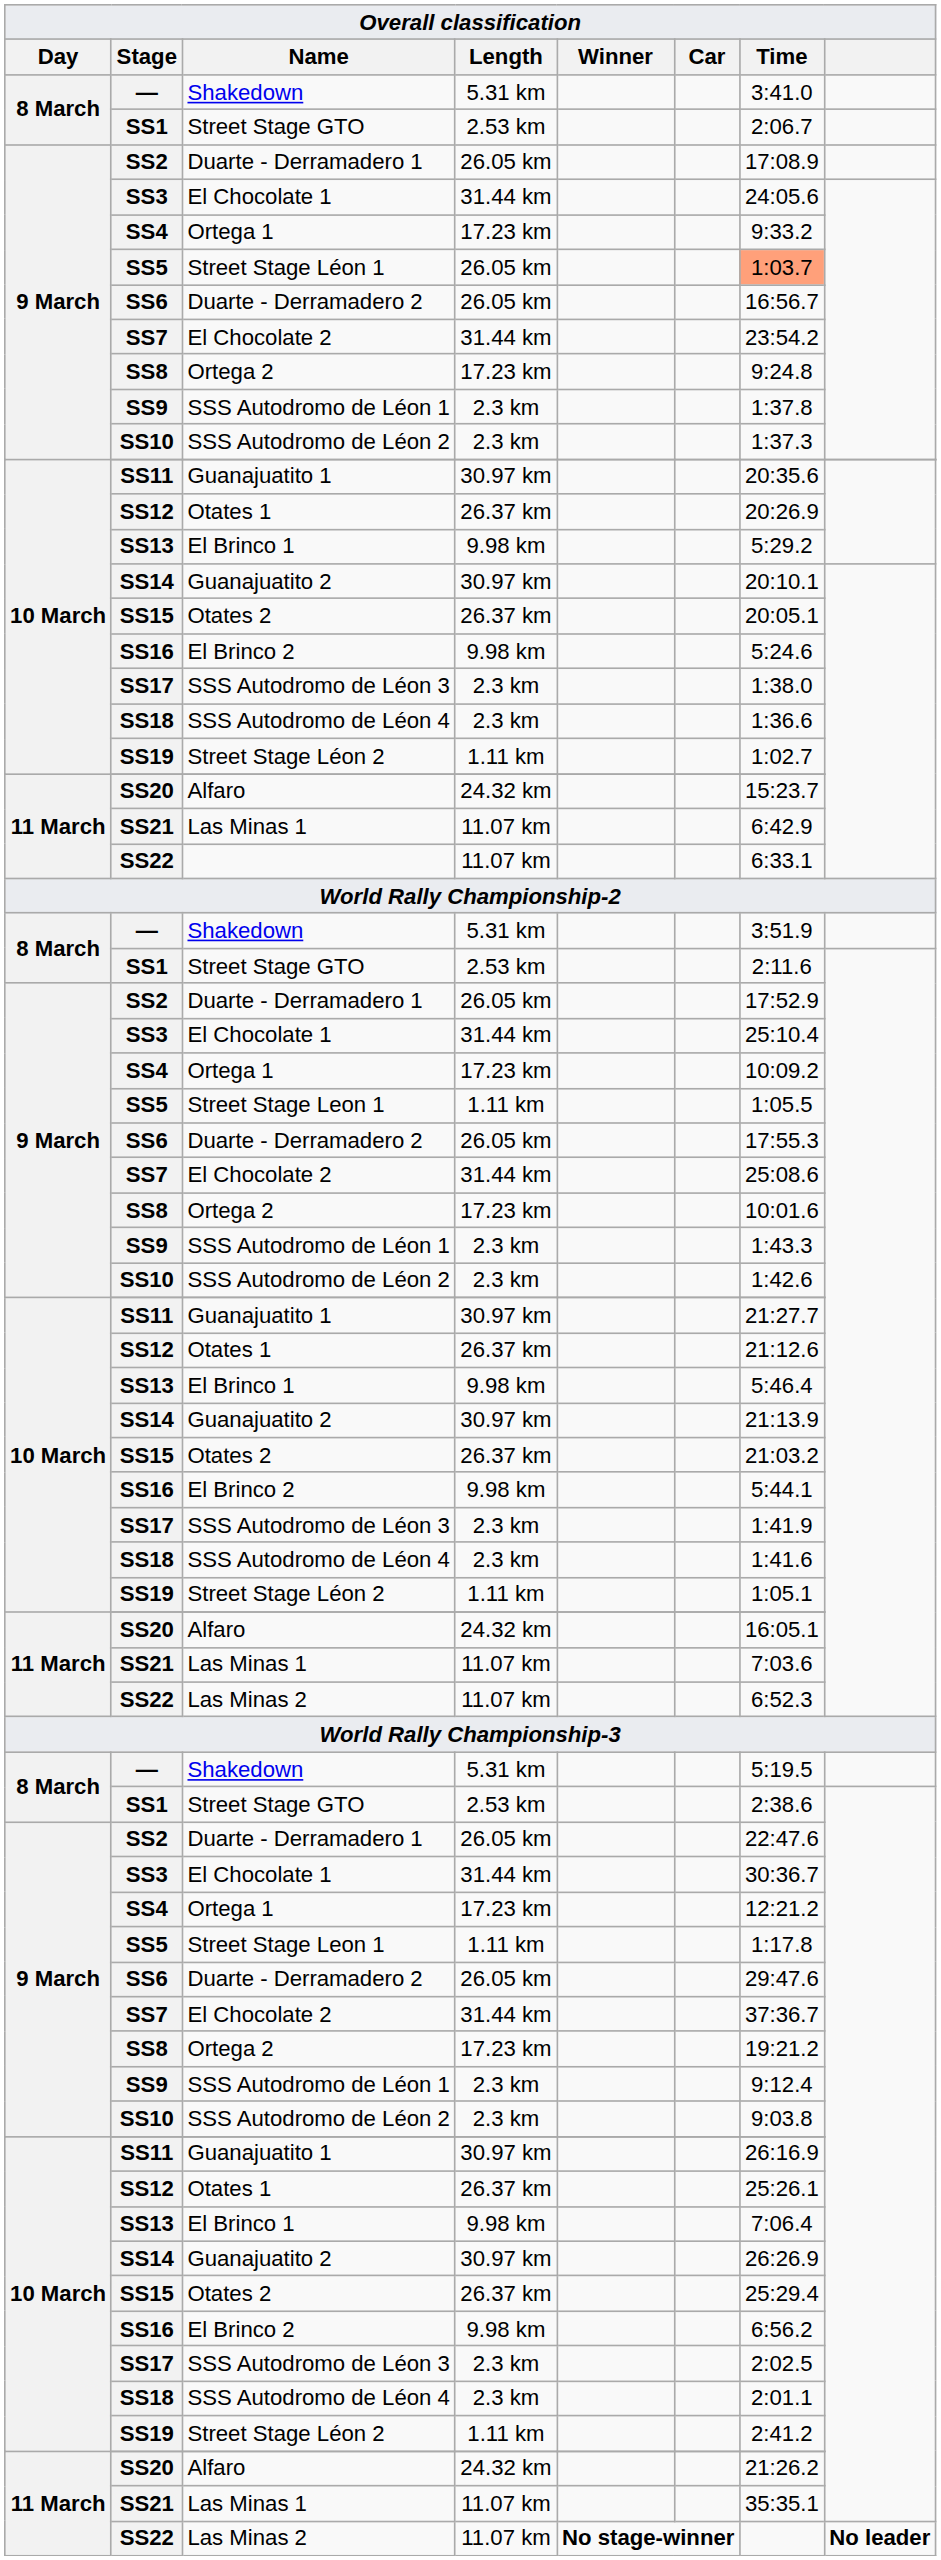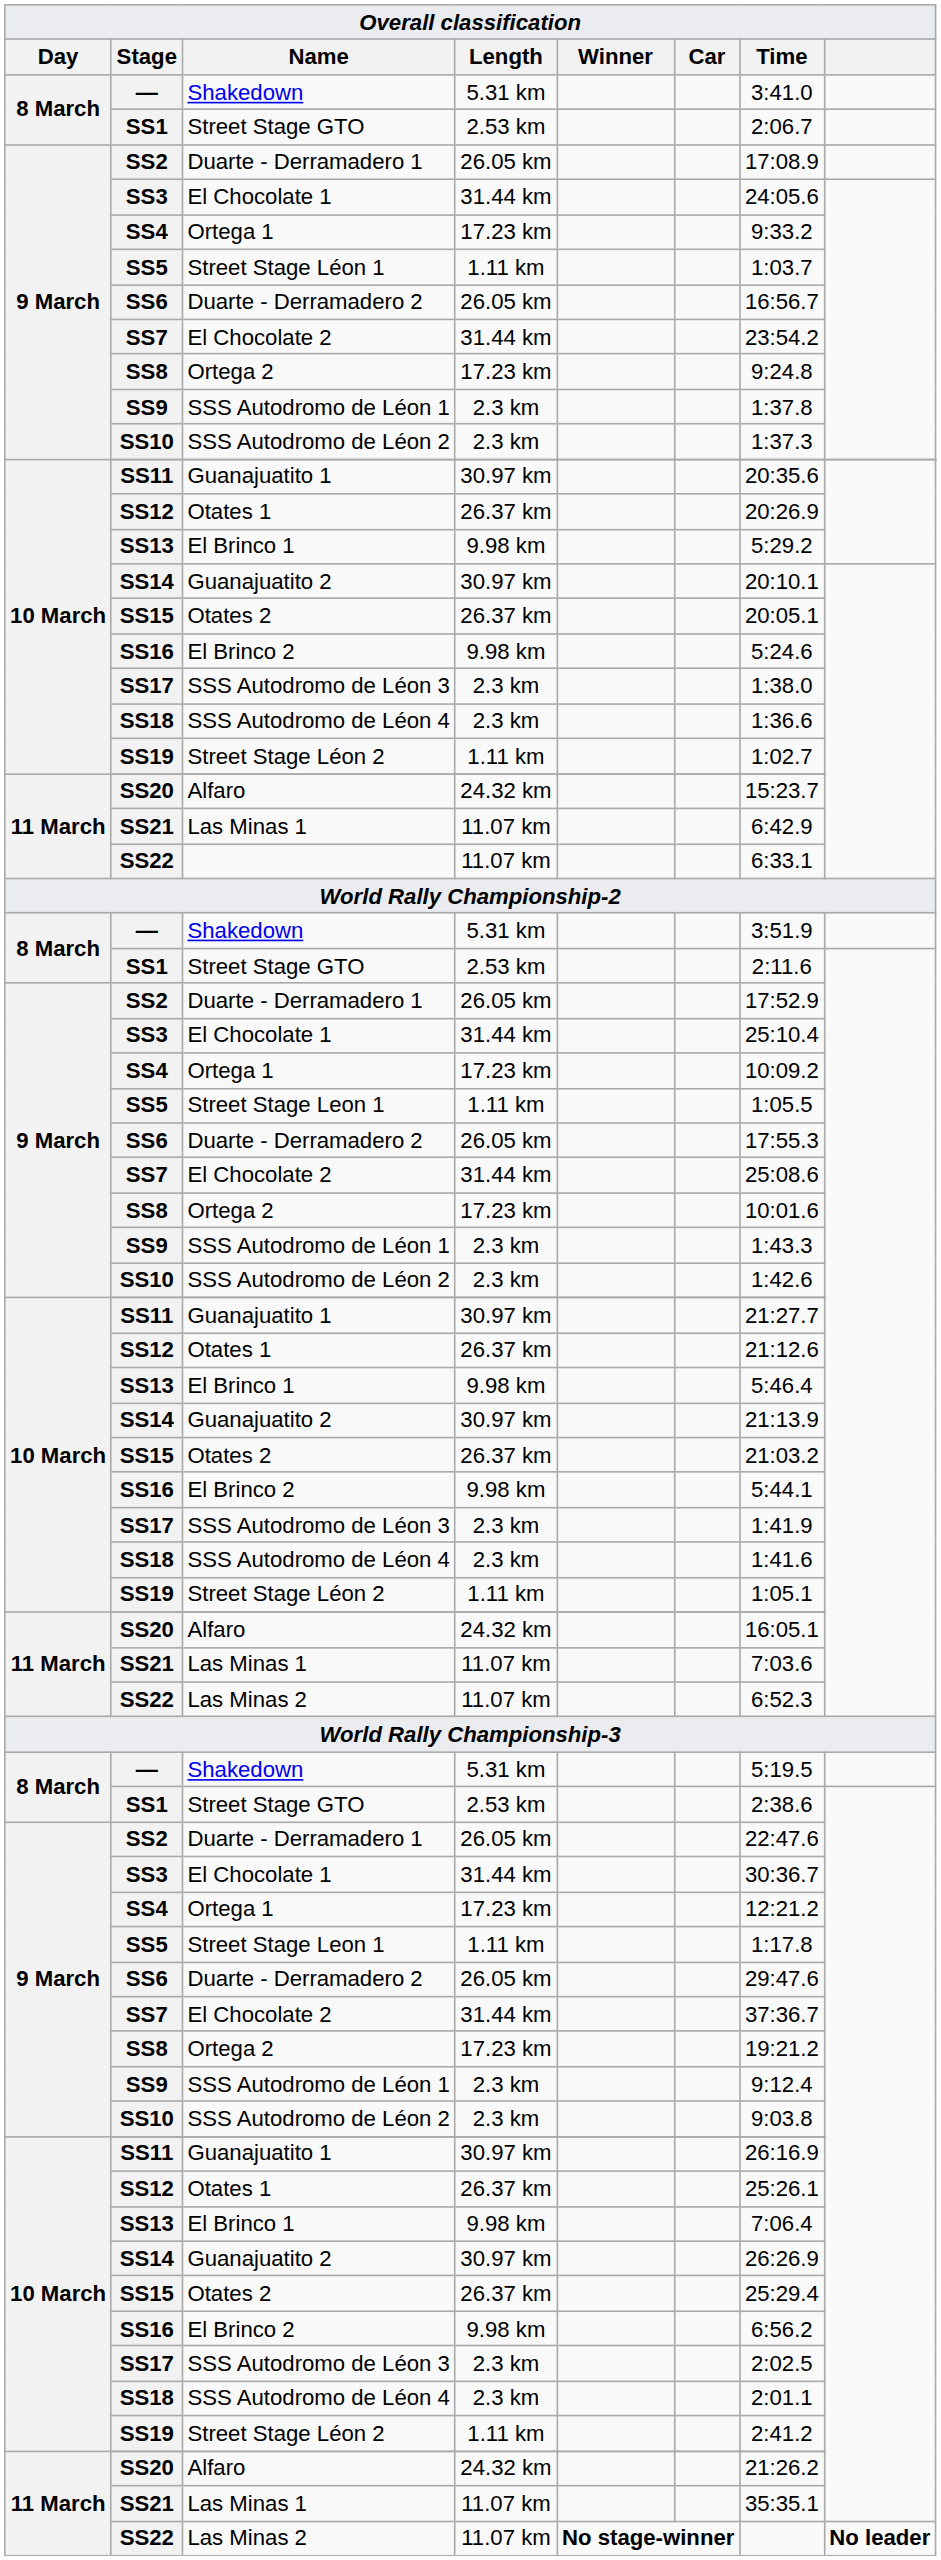(506, 266) 26.05 km -> (506, 266) 1.11 km
(782, 266) lightsalmon background -> (782, 266) no background
